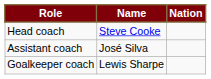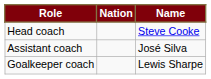columns swapped: (132, 13) <-> (186, 13)
